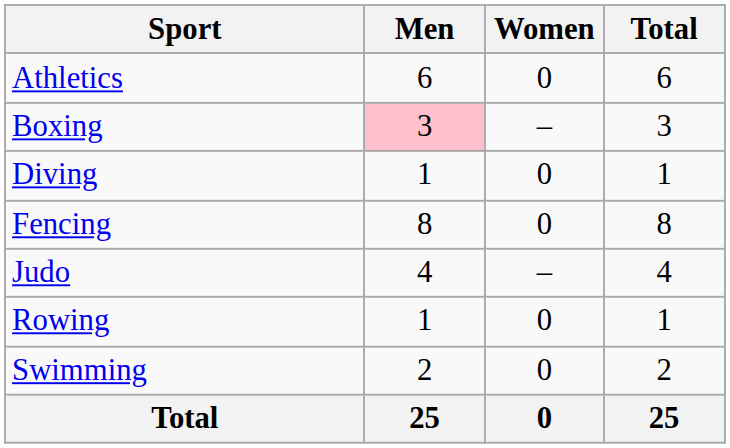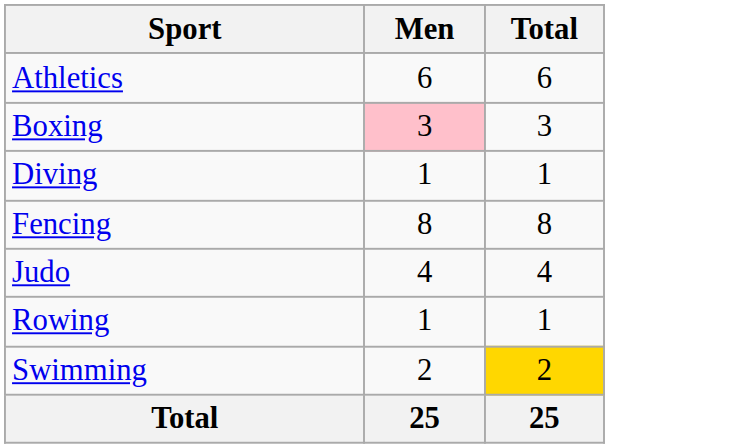- column: (544, 28)
(664, 369) no background -> (544, 369) gold background
